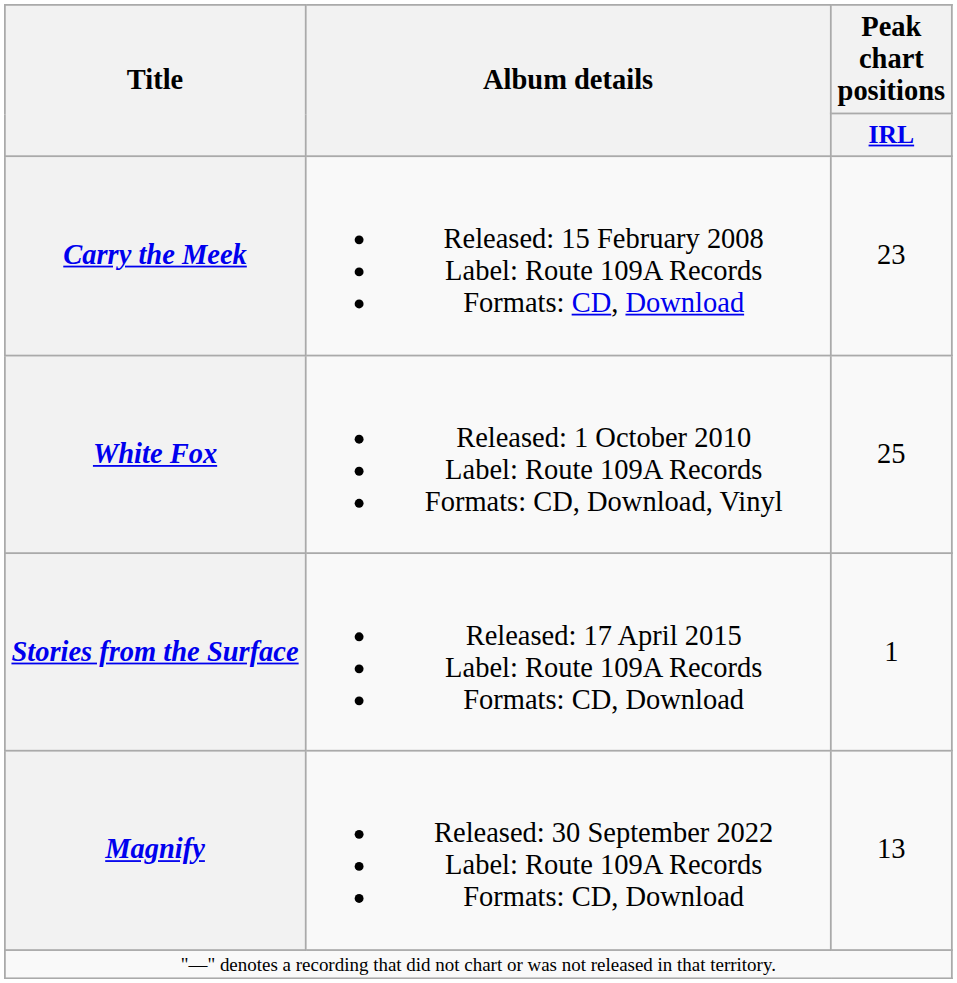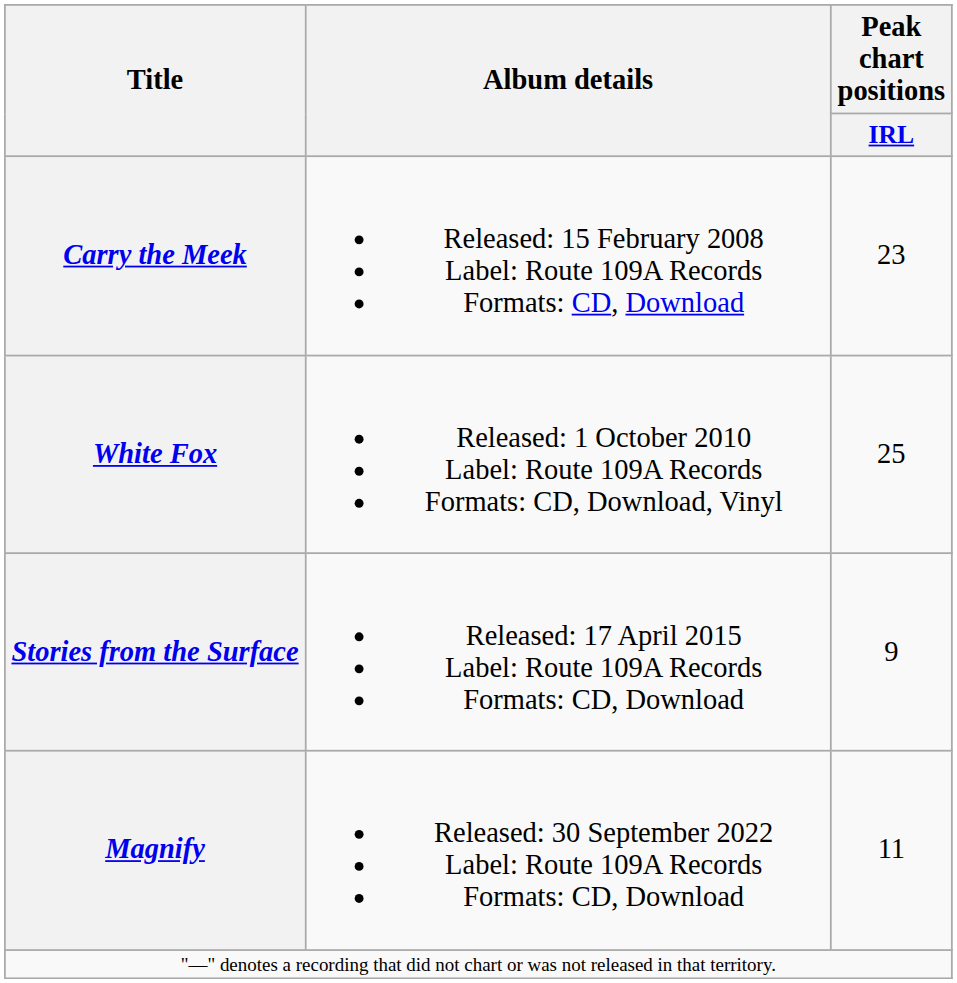(891, 651) 1 -> (891, 651) 9
(891, 849) 13 -> (891, 849) 11
